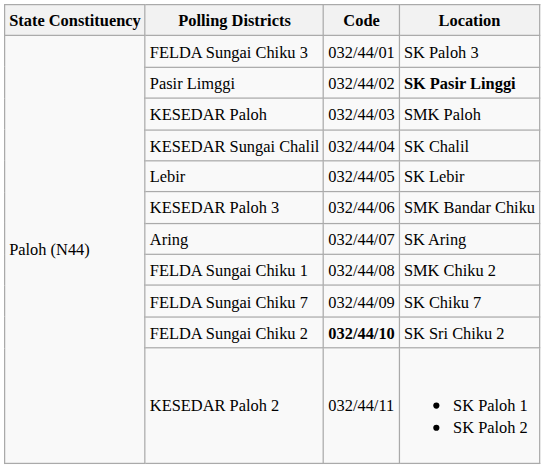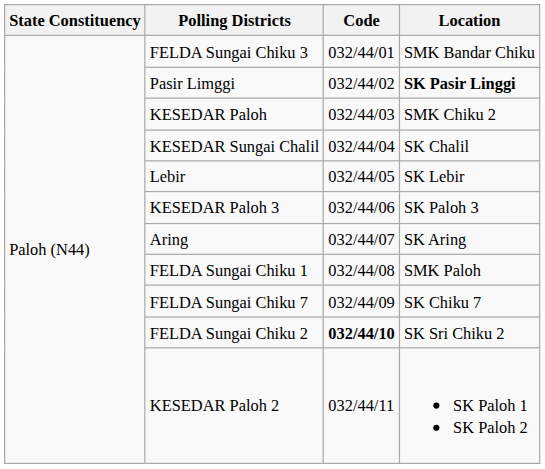(441, 52) SK Paloh 3 -> (469, 52) SMK Bandar Chiku
(442, 114) SMK Paloh -> (450, 114) SMK Chiku 2
(469, 208) SMK Bandar Chiku -> (441, 208) SK Paloh 3
(450, 271) SMK Chiku 2 -> (442, 271) SMK Paloh
